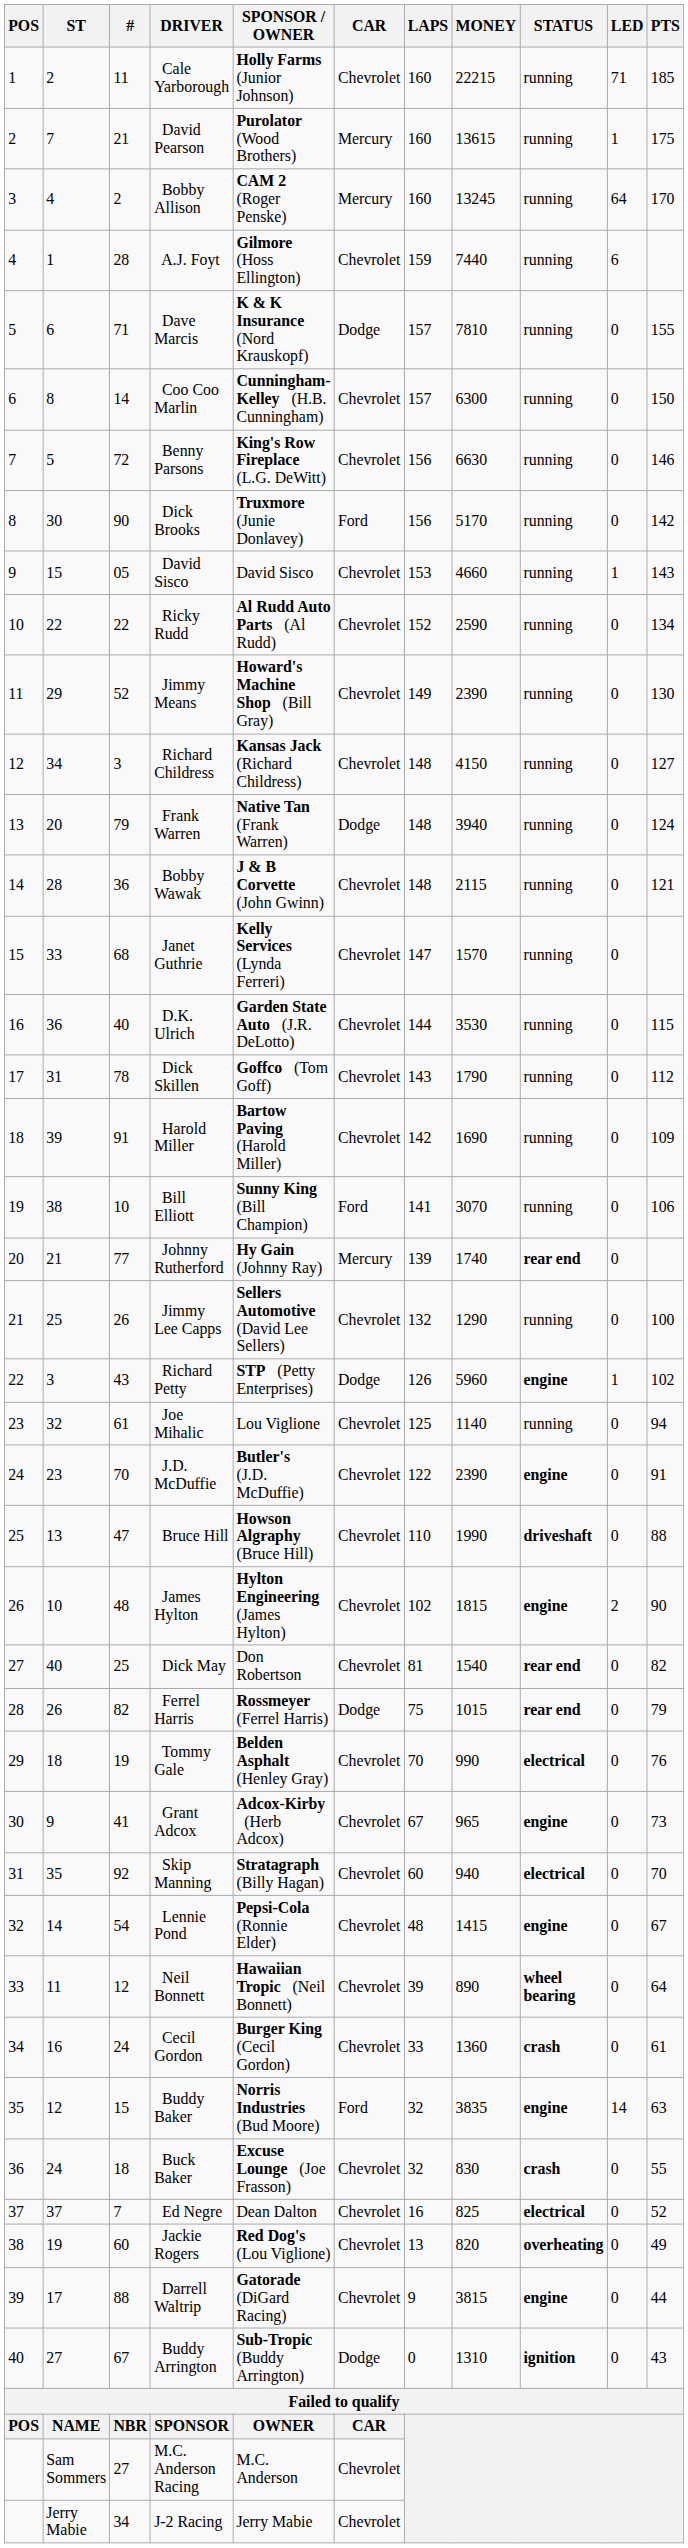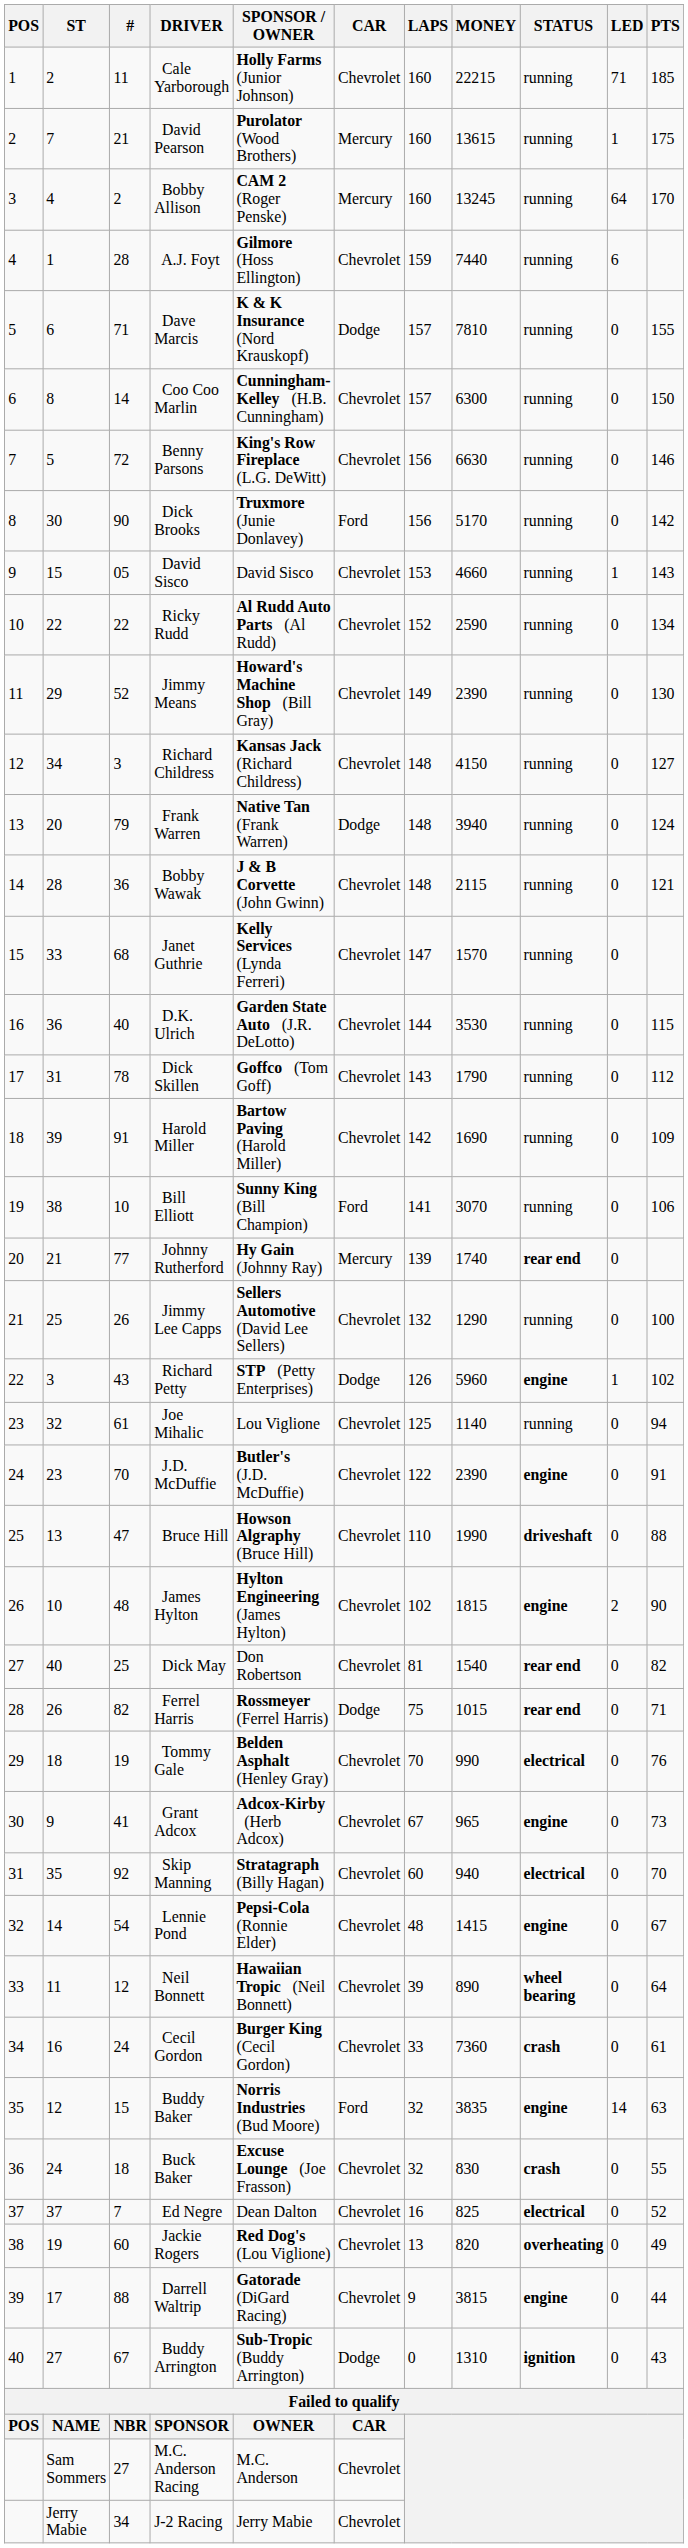(659, 1709) 79 -> (659, 1709) 71
(471, 2047) 1360 -> (471, 2047) 7360
